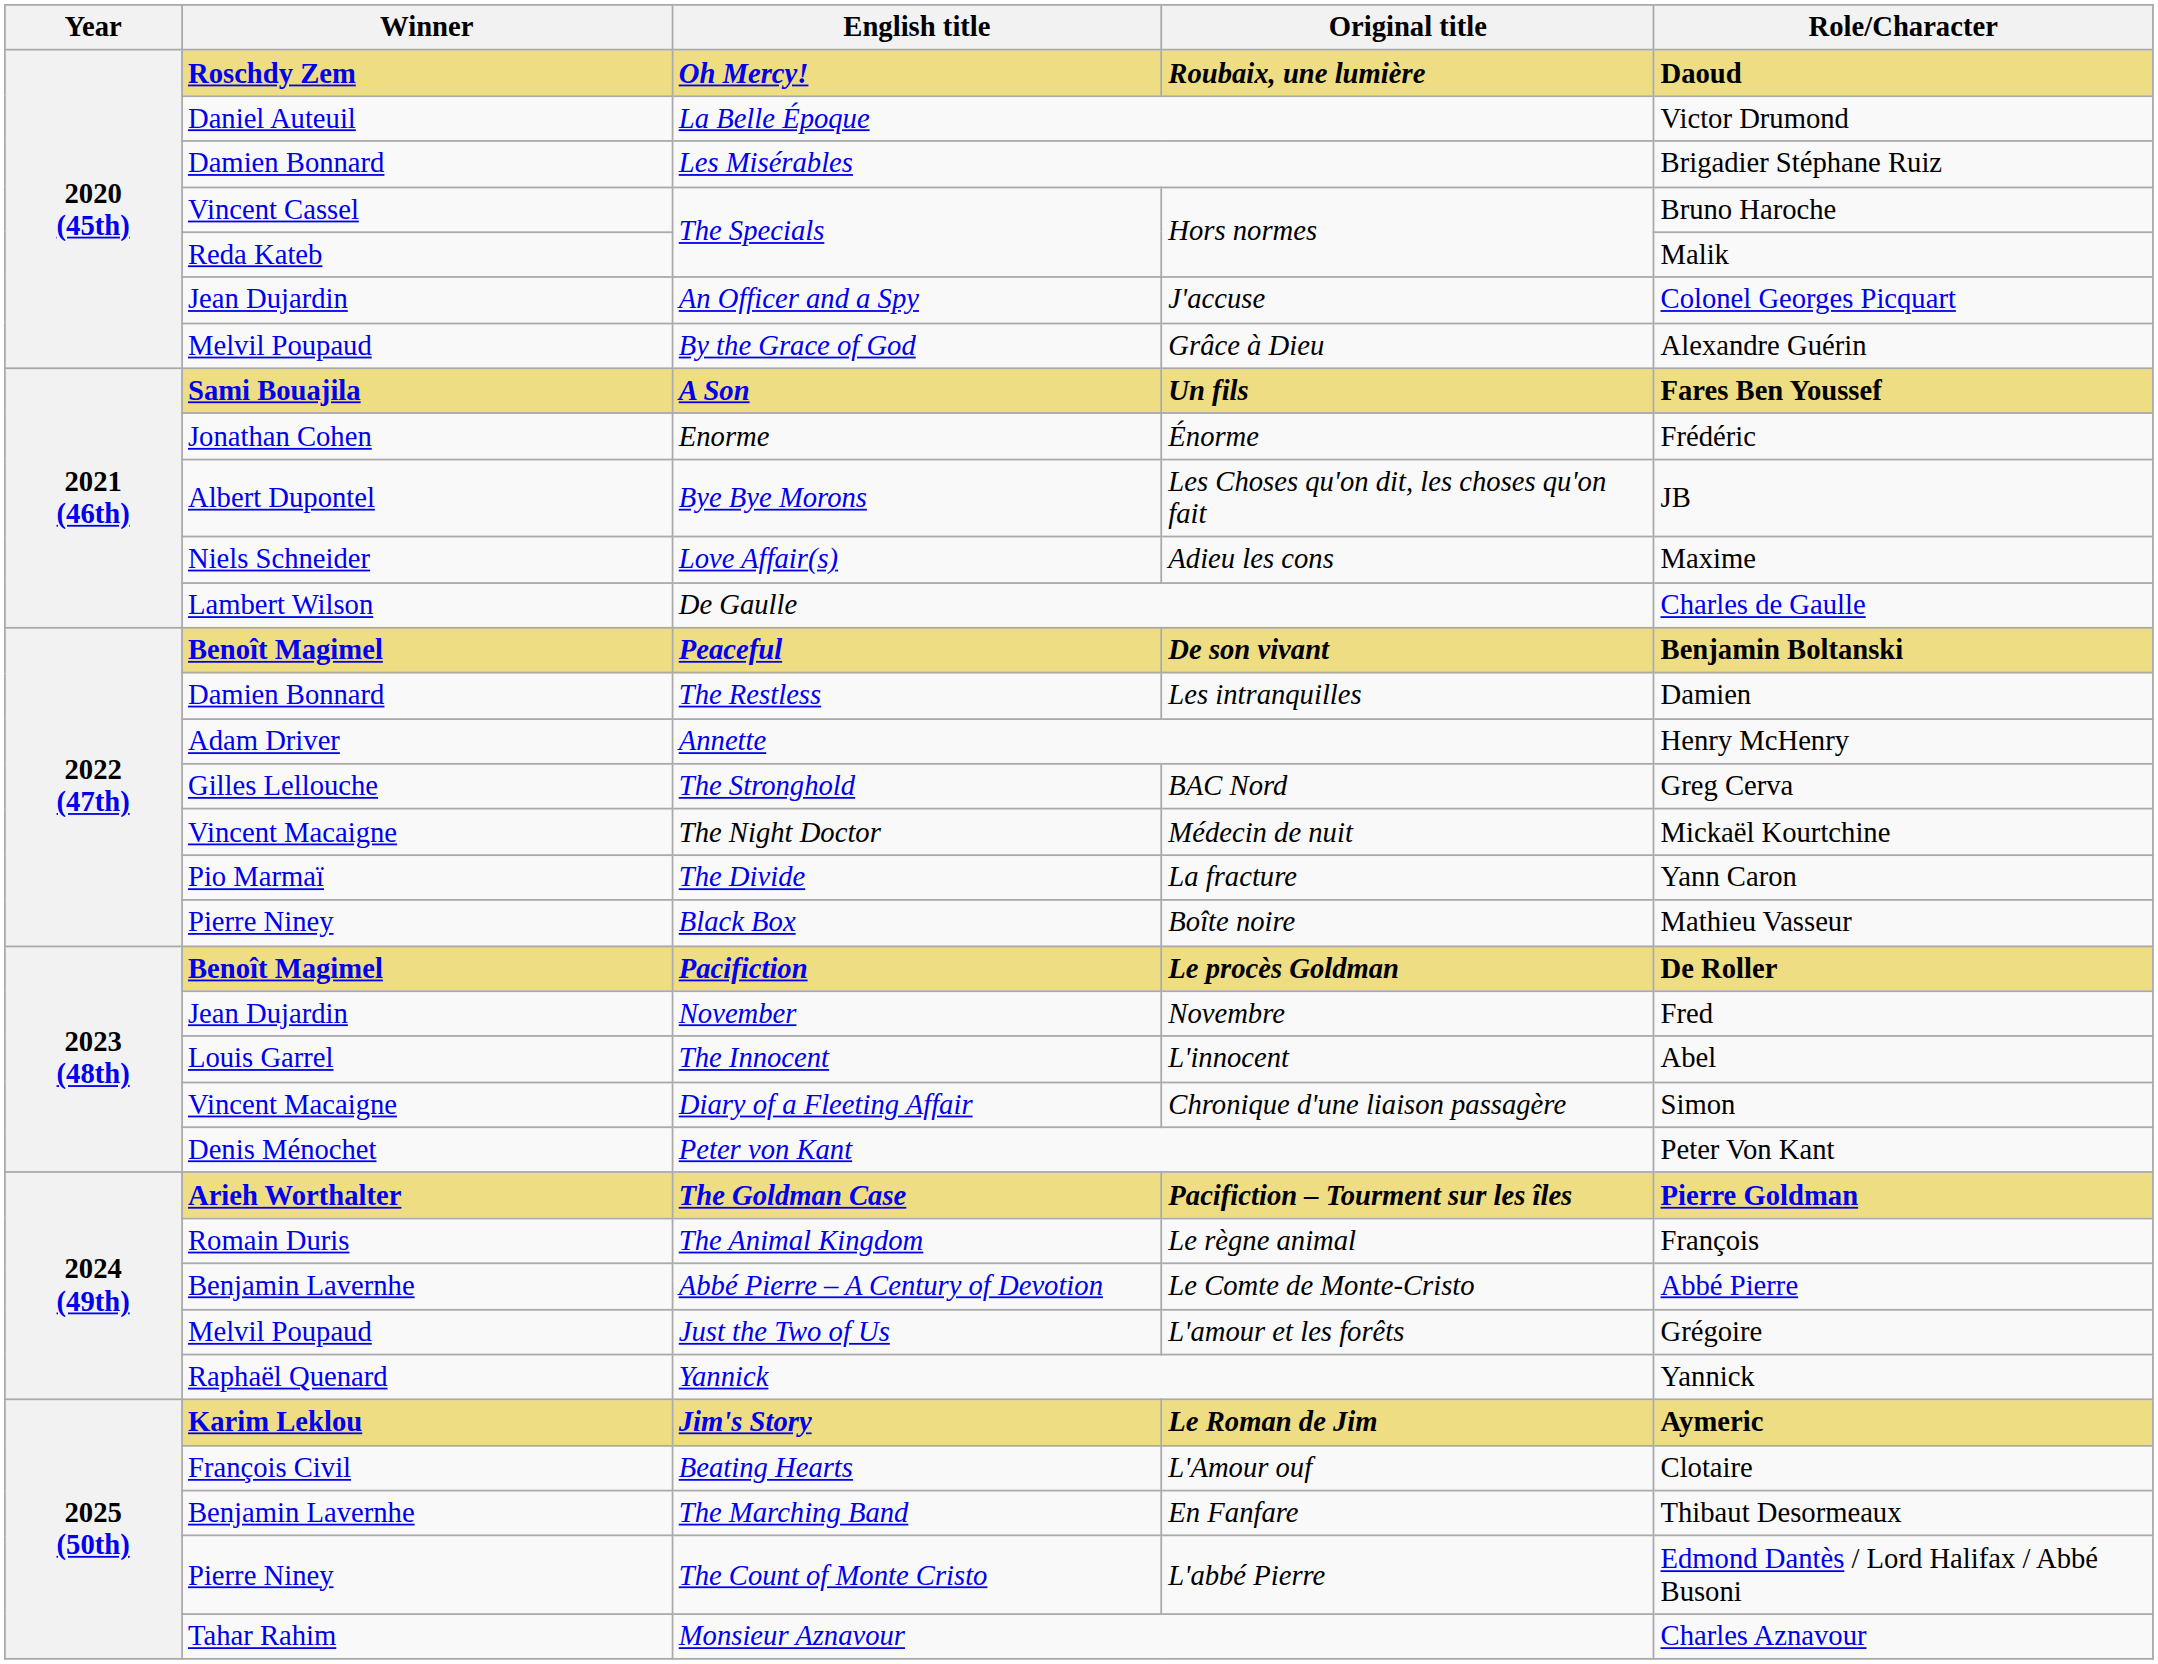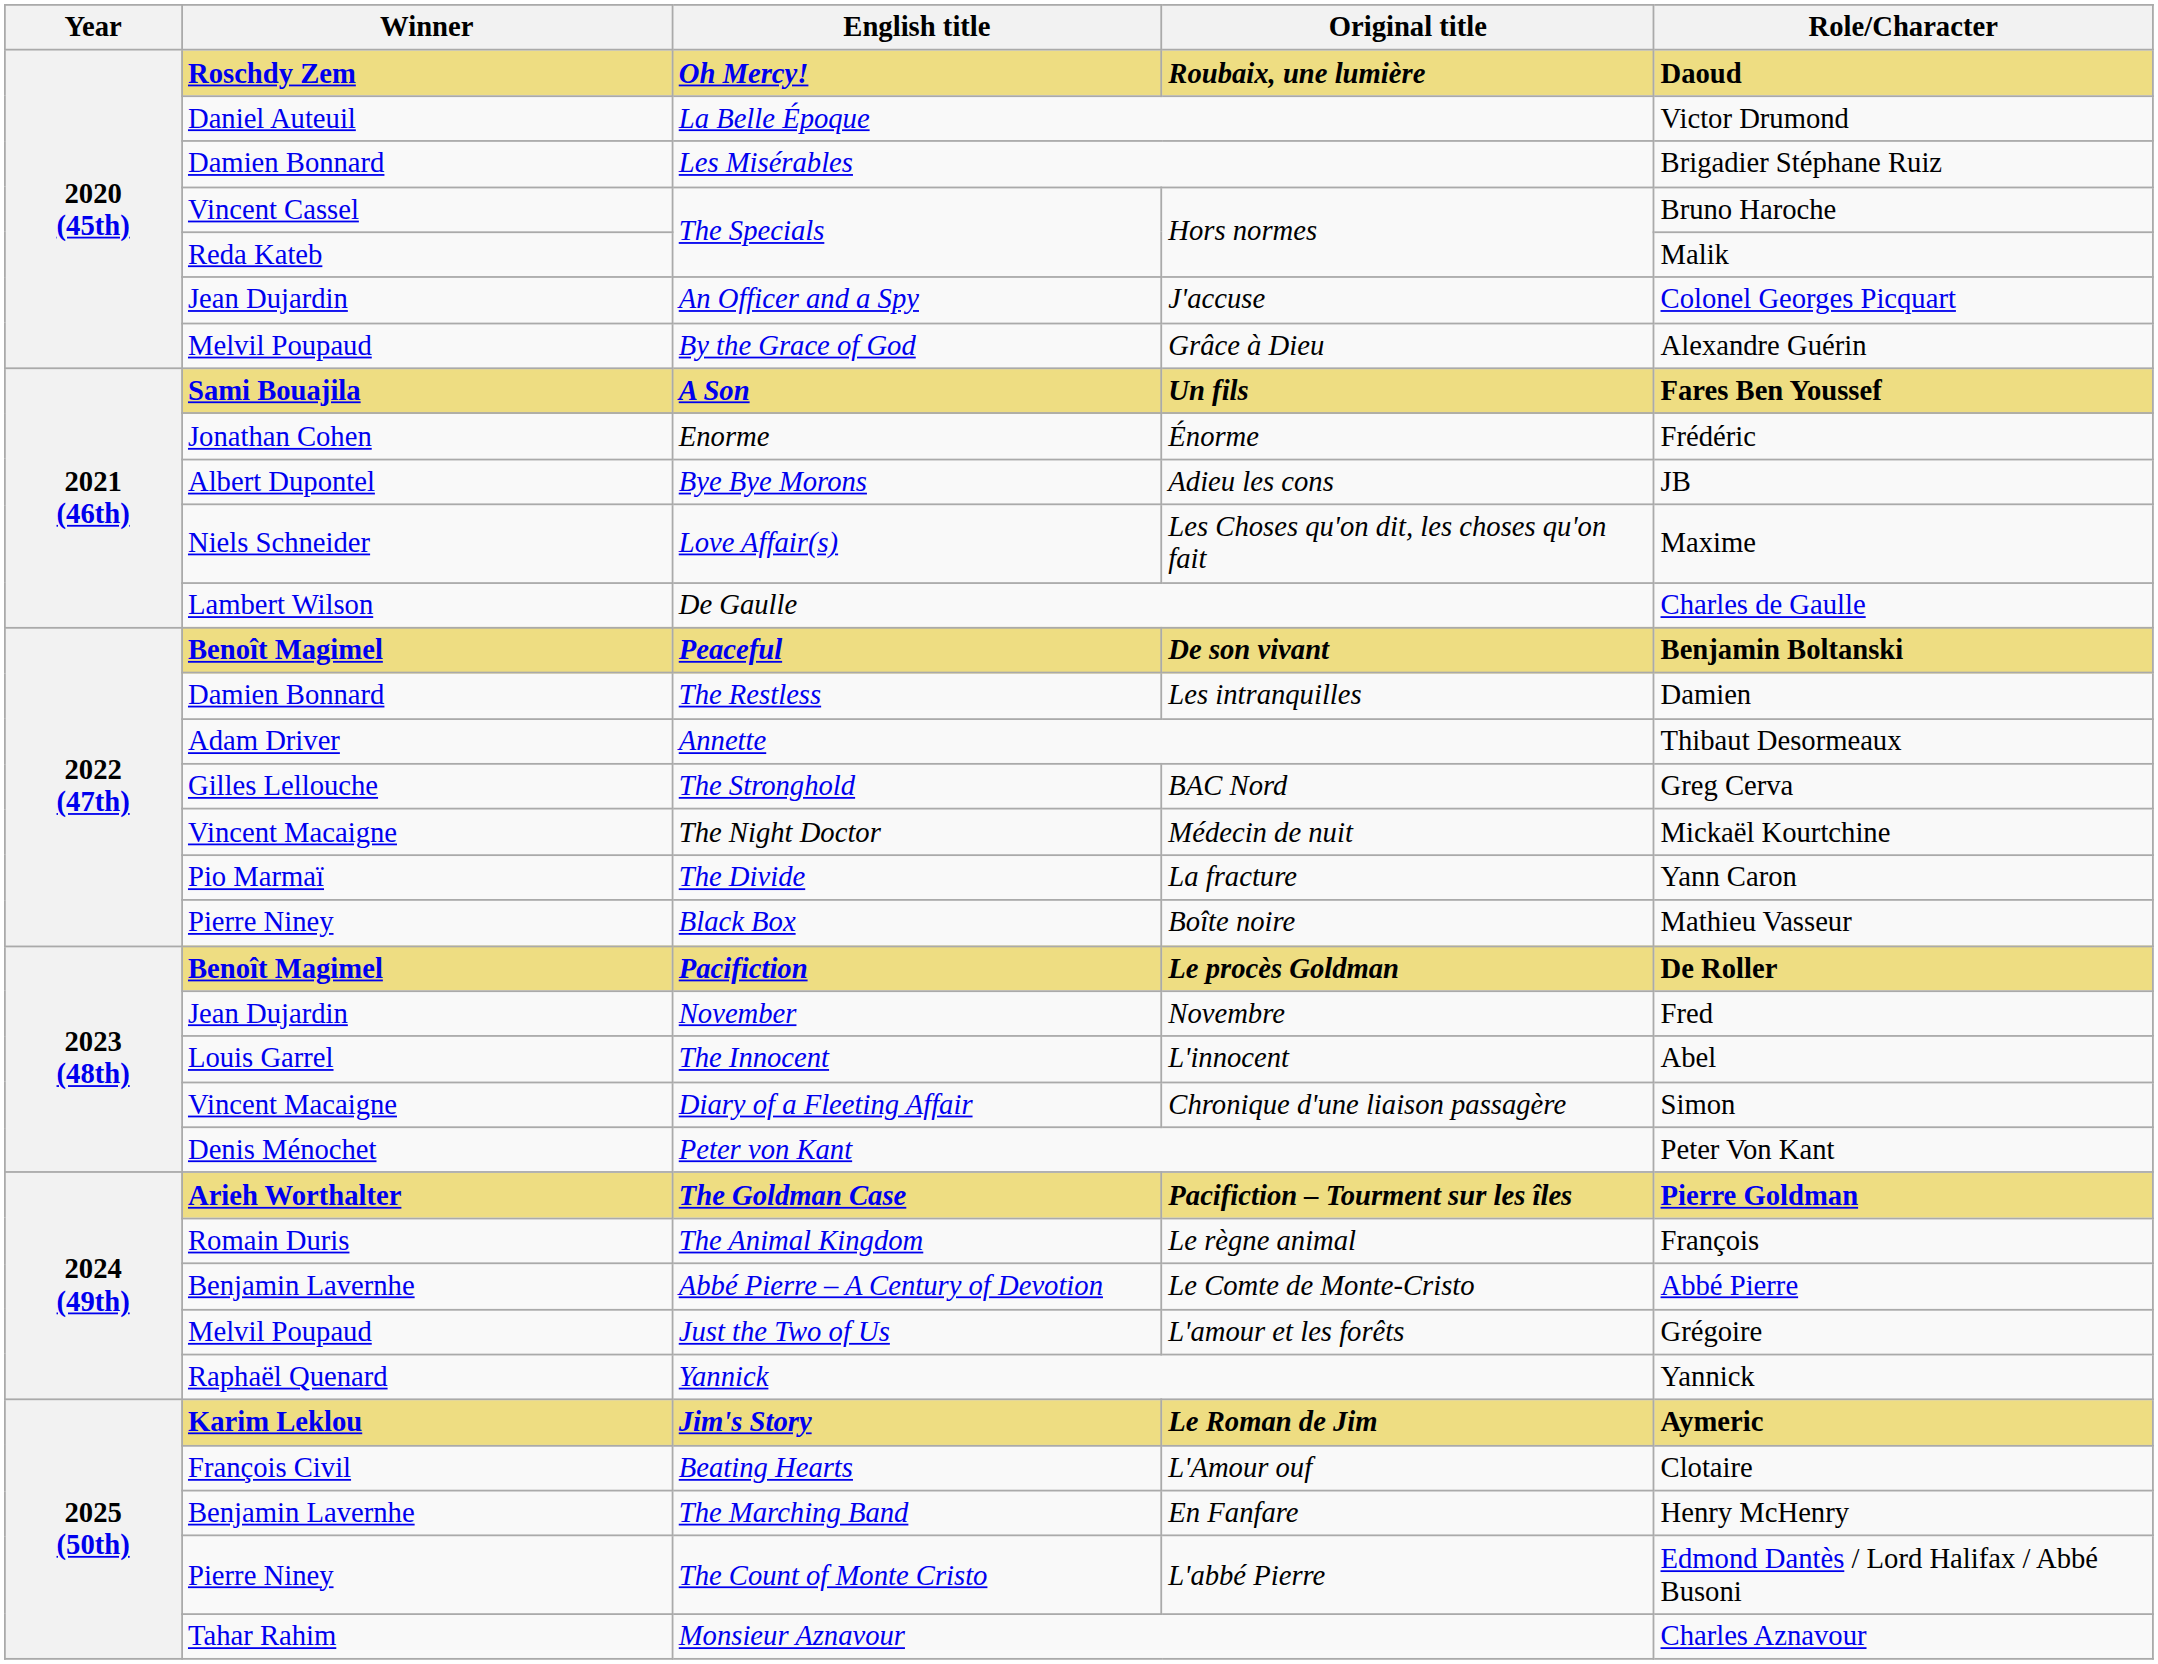(1387, 497) Les Choses qu'on dit, les choses qu'on fait -> (1251, 481) Adieu les cons
(1251, 559) Adieu les cons -> (1387, 542) Les Choses qu'on dit, les choses qu'on fait
(1755, 740) Henry McHenry -> (1781, 740) Thibaut Desormeaux
(1781, 1512) Thibaut Desormeaux -> (1755, 1512) Henry McHenry
